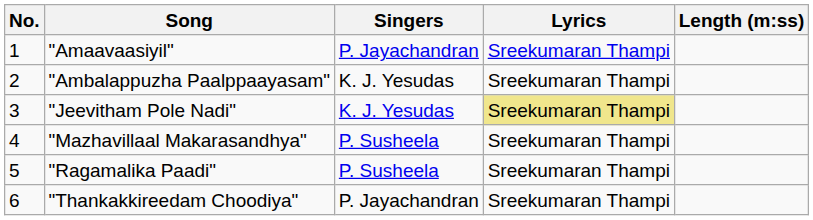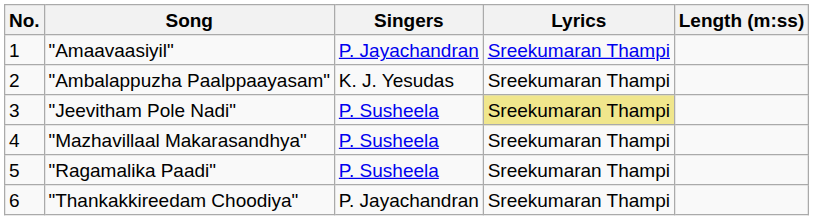(396, 110) K. J. Yesudas -> (389, 110) P. Susheela
